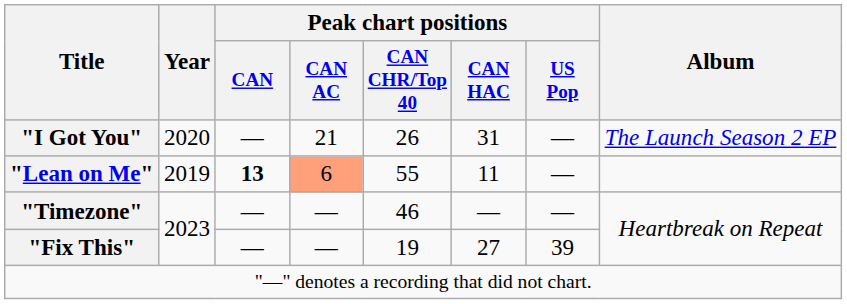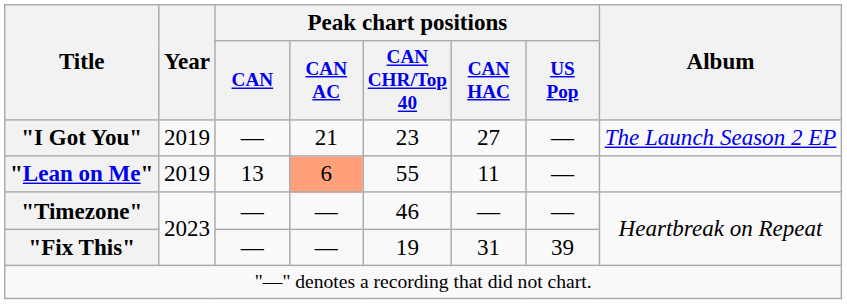(187, 137) 2020 -> (187, 137) 2019
(407, 137) 26 -> (407, 137) 23
(489, 137) 31 -> (489, 137) 27
(252, 174) bold -> (252, 174) normal
(489, 247) 27 -> (489, 247) 31
